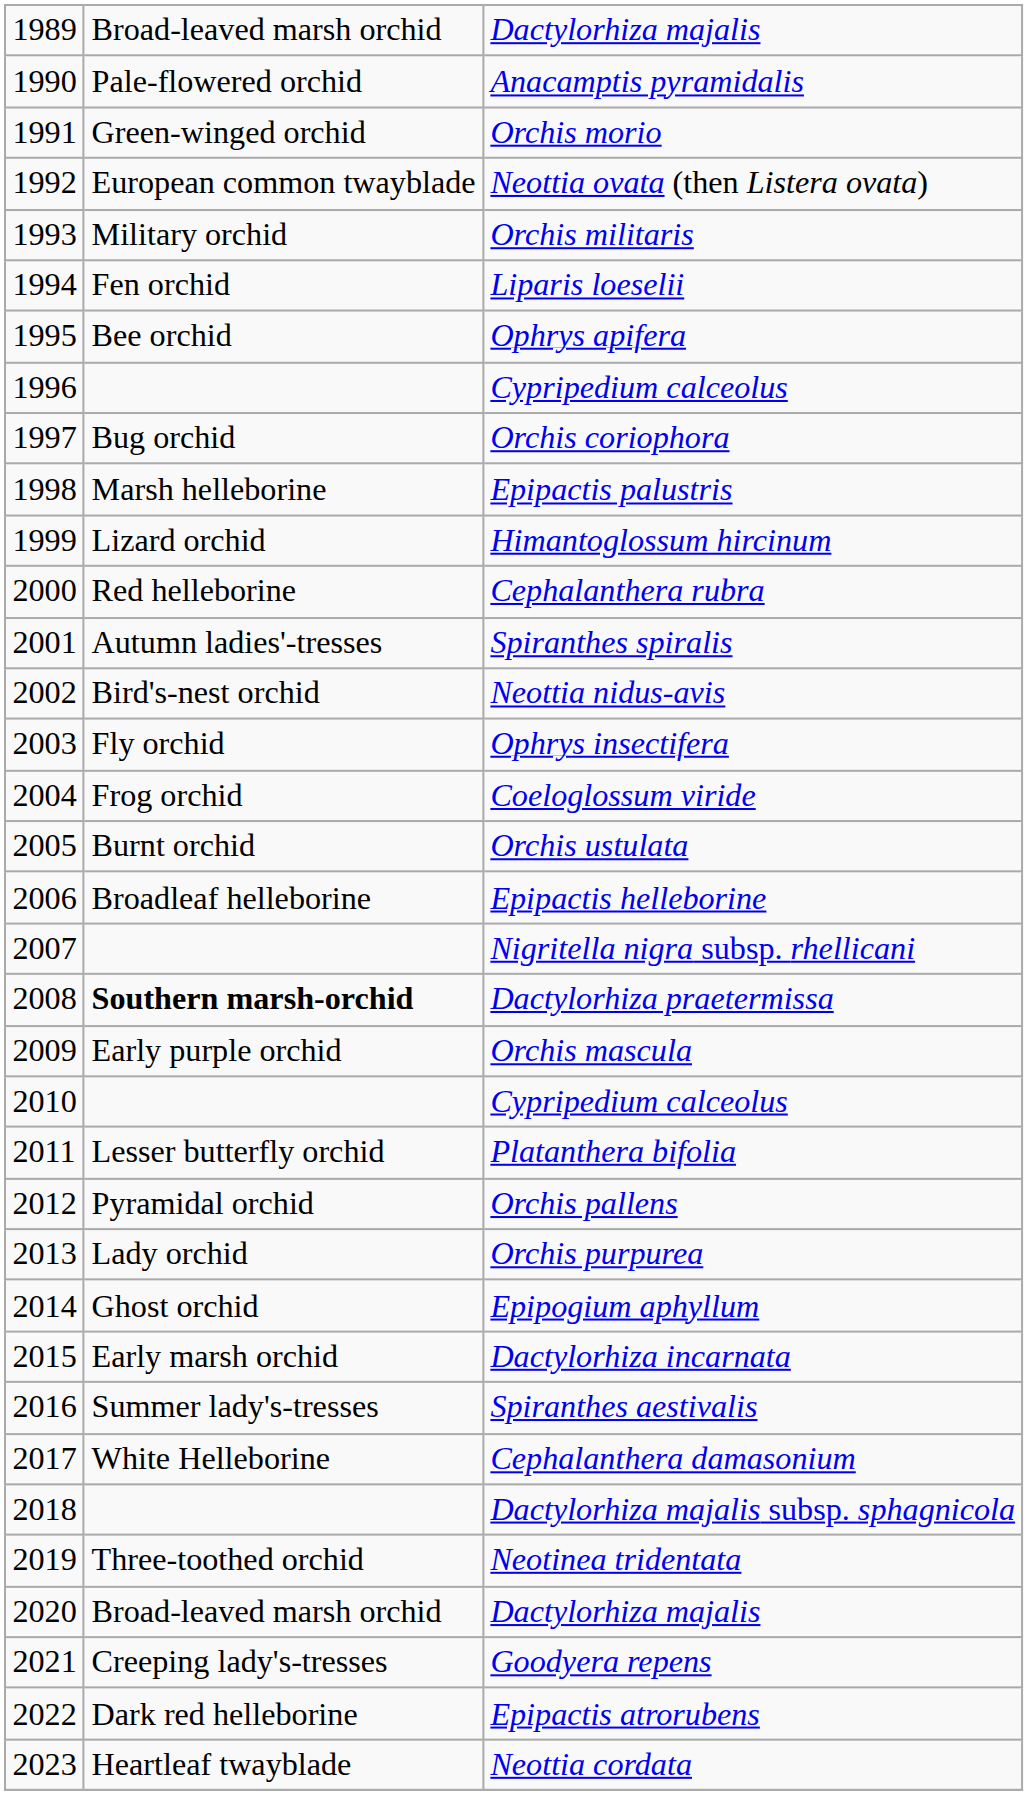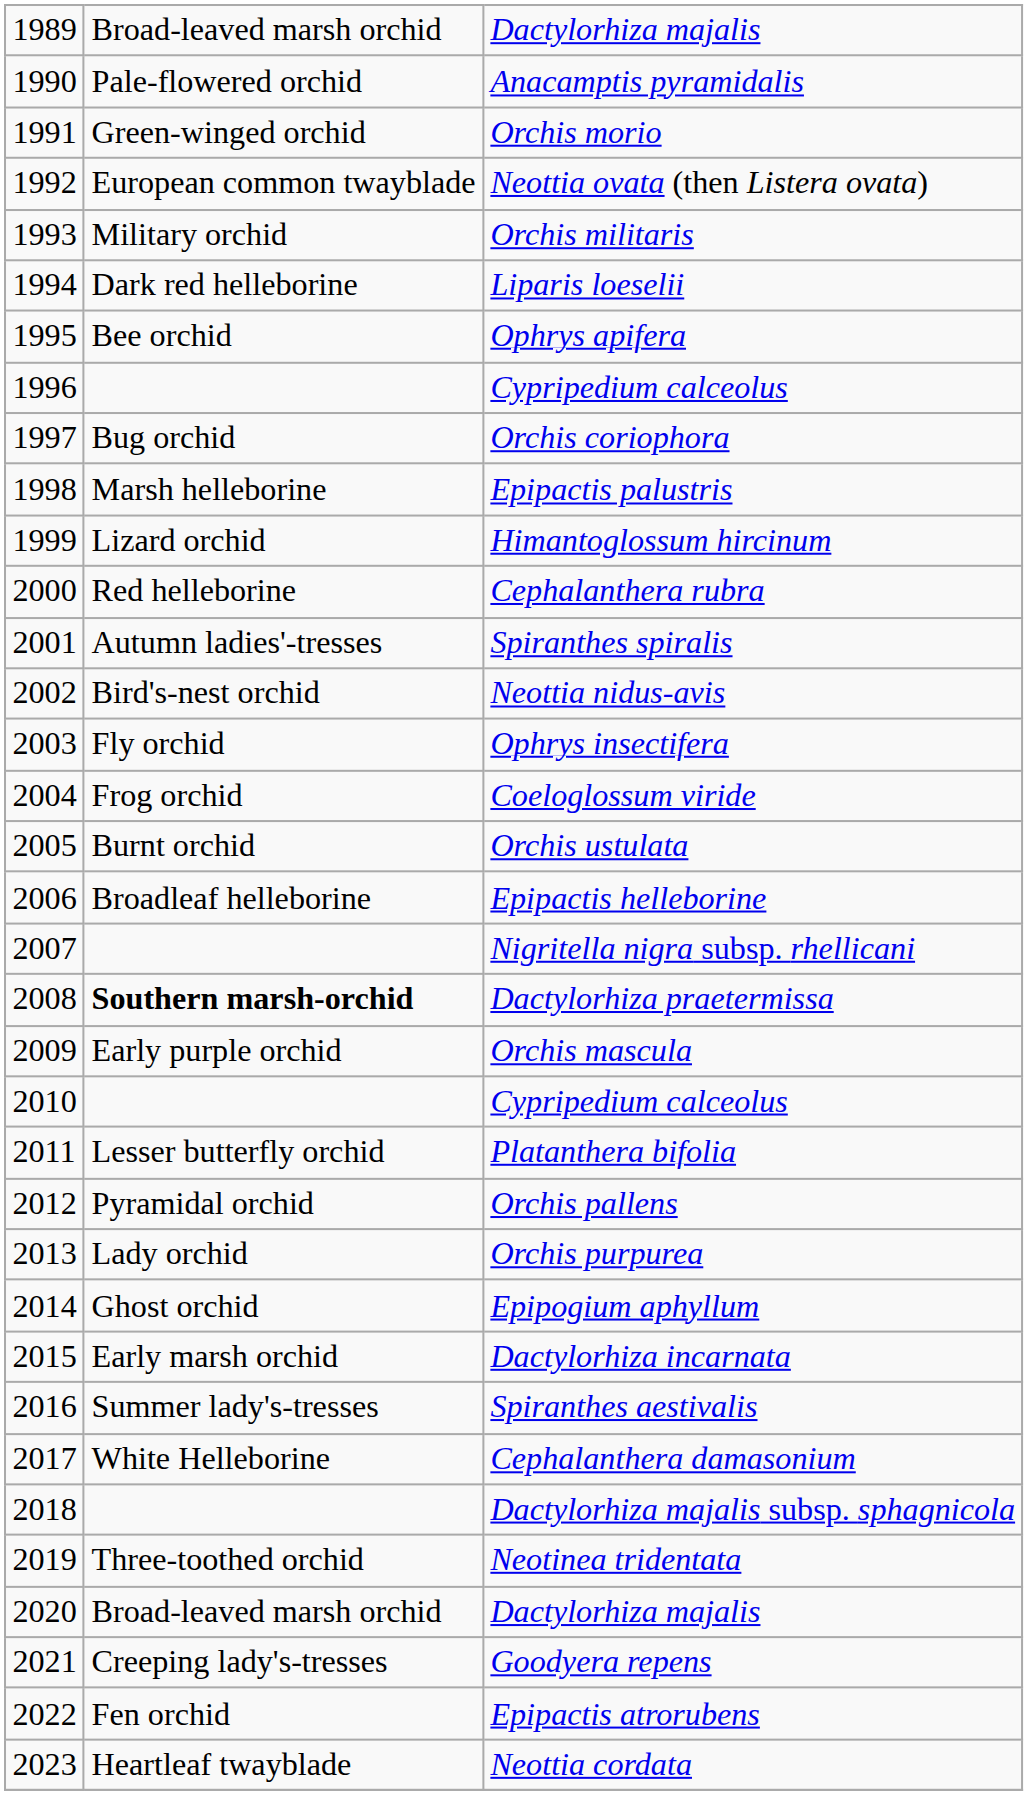(161, 285) Fen orchid -> (225, 285) Dark red helleborine
(225, 1713) Dark red helleborine -> (161, 1713) Fen orchid
